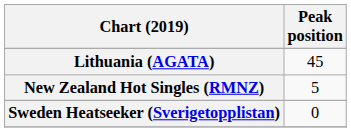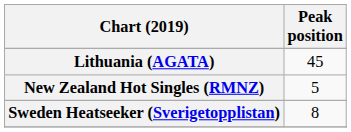(315, 113) 0 -> (315, 113) 8
